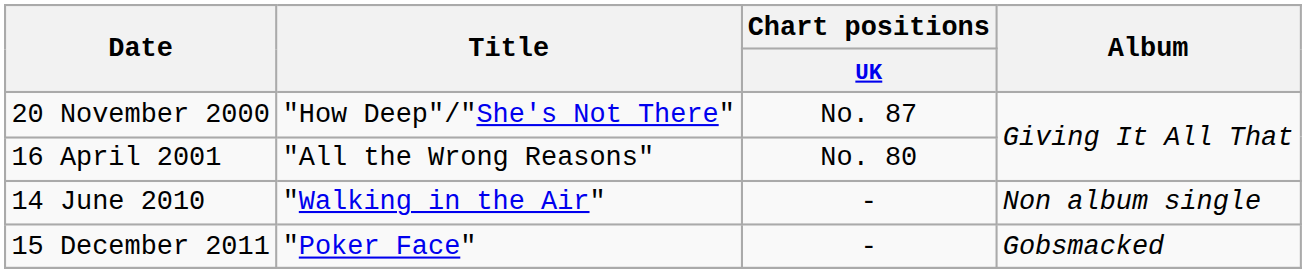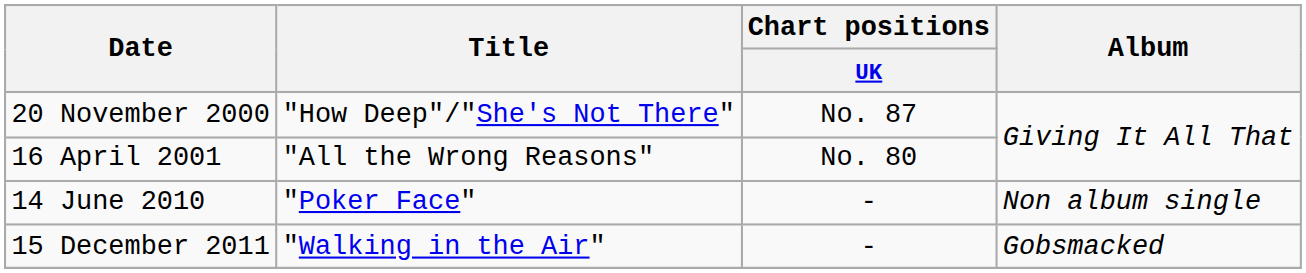(444, 202) "Walking in the Air" -> (380, 202) "Poker Face"
(380, 246) "Poker Face" -> (444, 246) "Walking in the Air"
